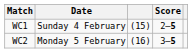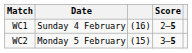(140, 26) (15) -> (140, 26) (16)
(140, 40) (16) -> (140, 40) (15)
